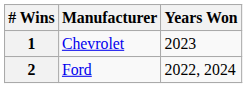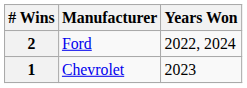rows swapped: (31, 69) <-> (31, 43)
